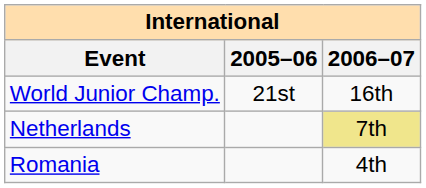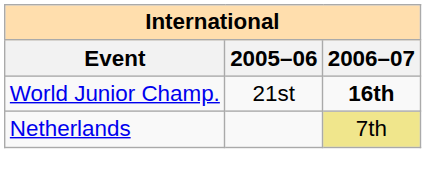(371, 93) normal -> (371, 93) bold
- row: (55, 164)
